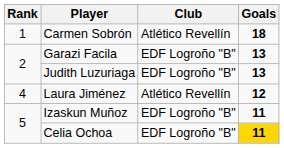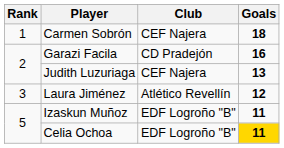(186, 34) Atlético Revellín -> (173, 34) CEF Najera
(188, 53) EDF Logroño "B" -> (177, 53) CD Pradejón
(259, 53) 13 -> (259, 53) 16
(188, 73) EDF Logroño "B" -> (173, 73) CEF Najera
(23, 93) 4 -> (23, 93) 3
